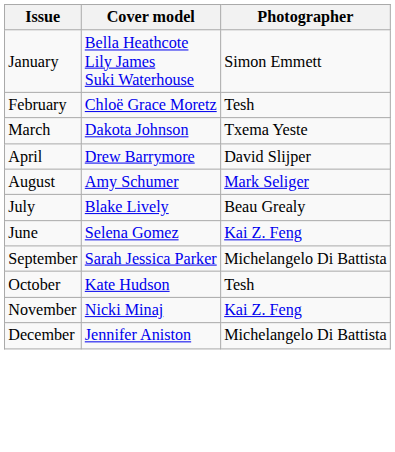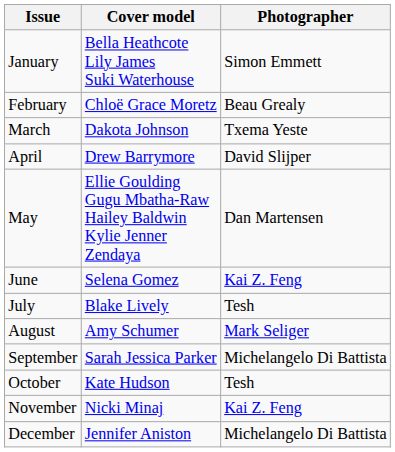(239, 104) Tesh -> (265, 104) Beau Grealy
+ row: (23, 218)
rows swapped: (23, 233) <-> (32, 181)
(265, 207) Beau Grealy -> (239, 305) Tesh
